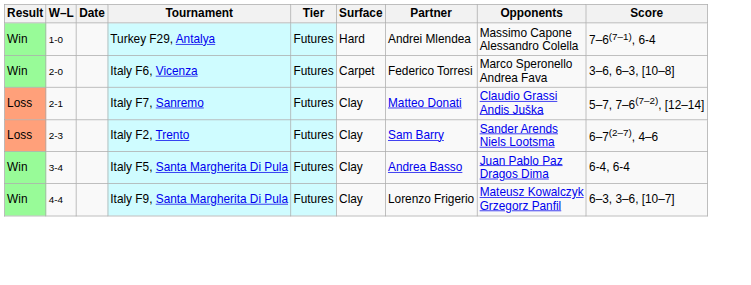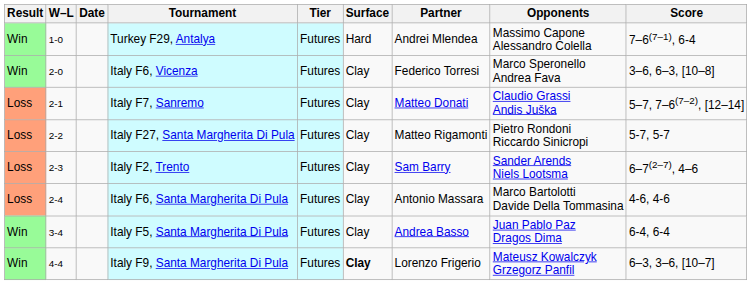(357, 71) Carpet -> (358, 71) Clay
+ row: (202, 135)
+ row: (199, 199)
(351, 199) normal -> (358, 264) bold
